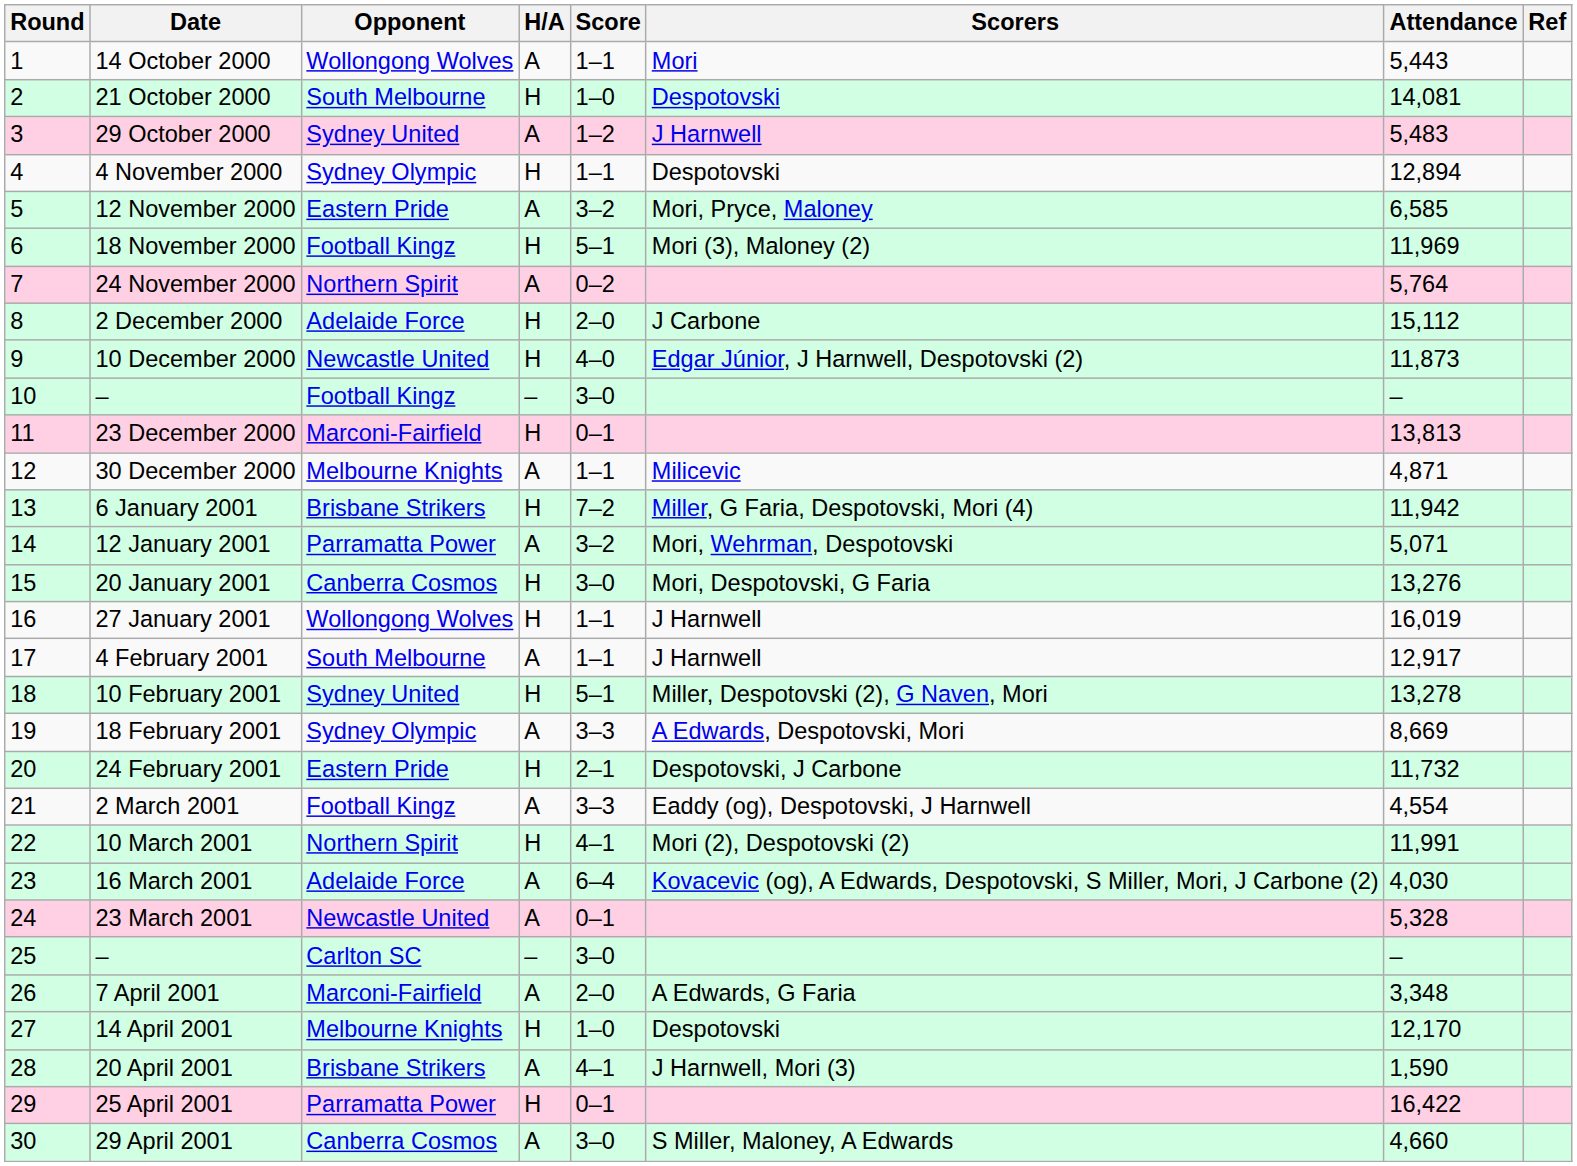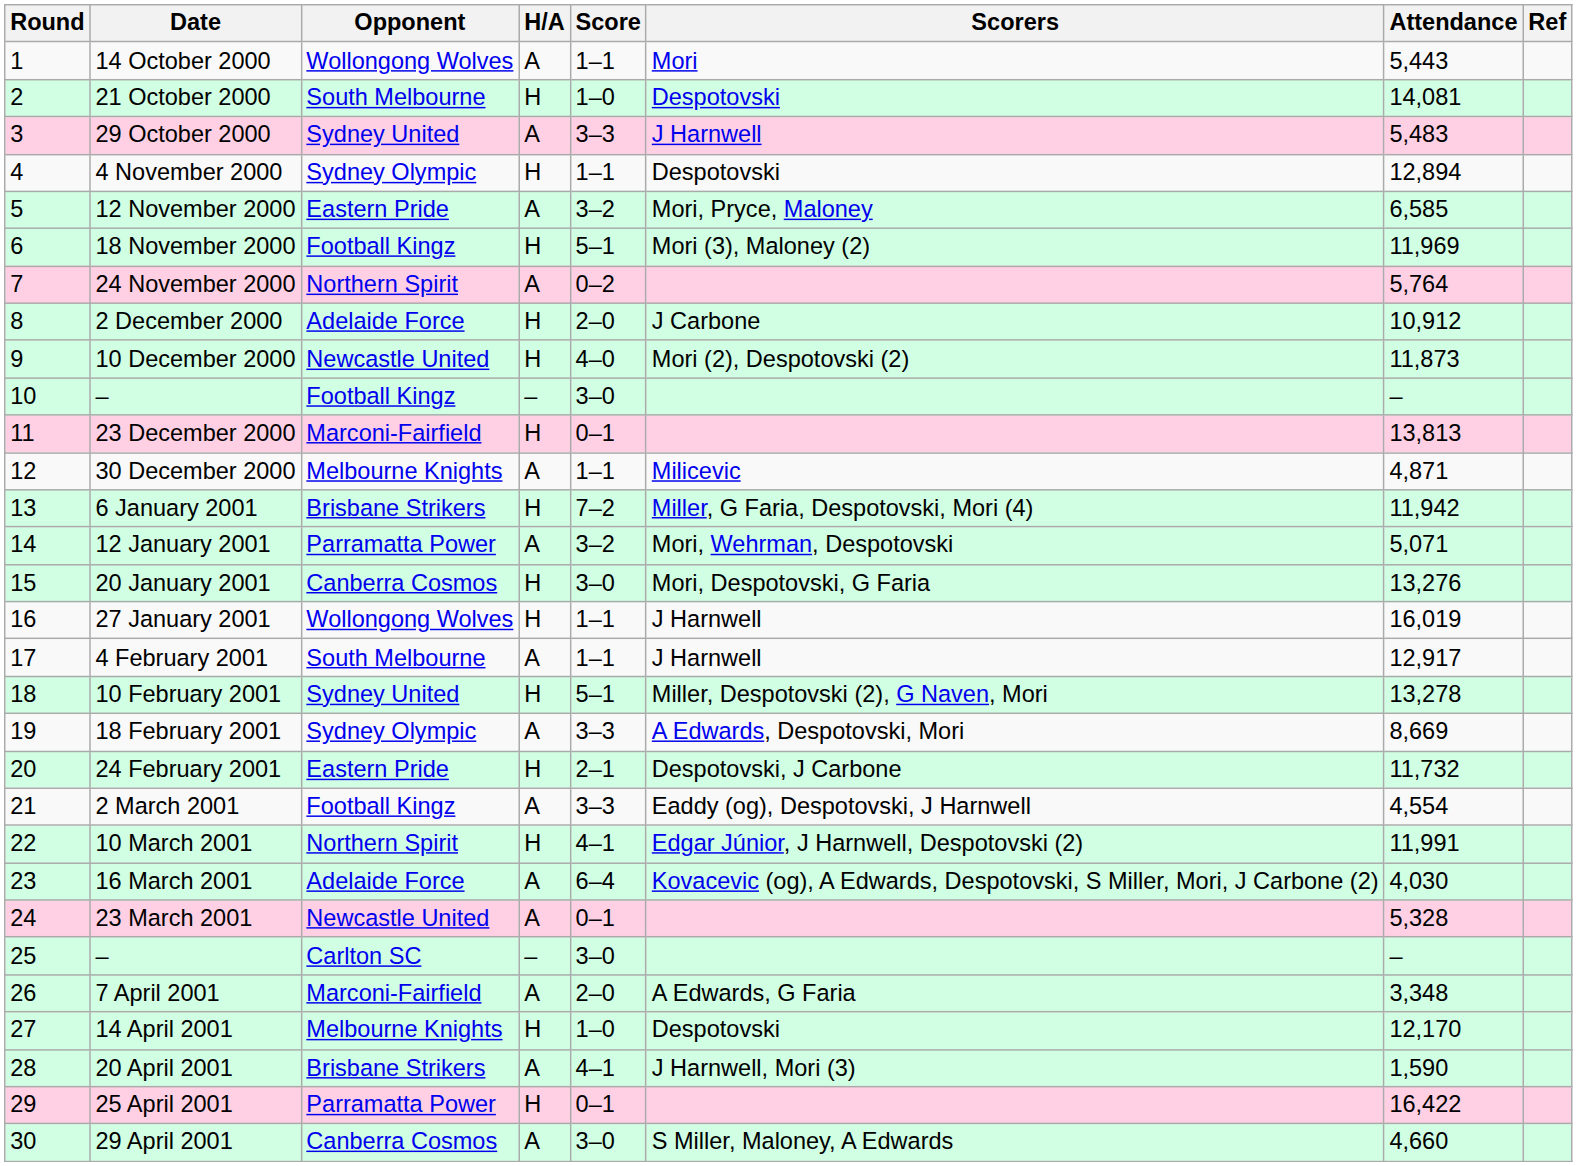(595, 135) 1–2 -> (595, 135) 3–3
(1425, 321) 15,112 -> (1425, 321) 10,912
(867, 358) Edgar Júnior, J Harnwell, Despotovski (2) -> (781, 358) Mori (2), Despotovski (2)
(781, 843) Mori (2), Despotovski (2) -> (867, 843) Edgar Júnior, J Harnwell, Despotovski (2)
